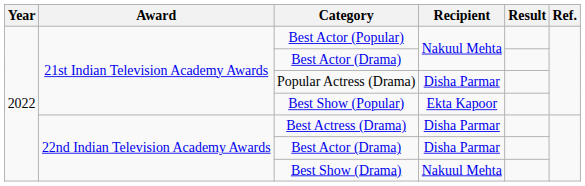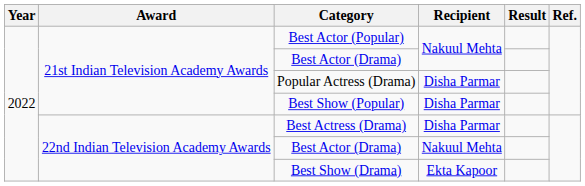(462, 103) Ekta Kapoor -> (462, 103) Disha Parmar
(462, 147) Disha Parmar -> (462, 147) Nakuul Mehta
(462, 170) Nakuul Mehta -> (462, 170) Ekta Kapoor
